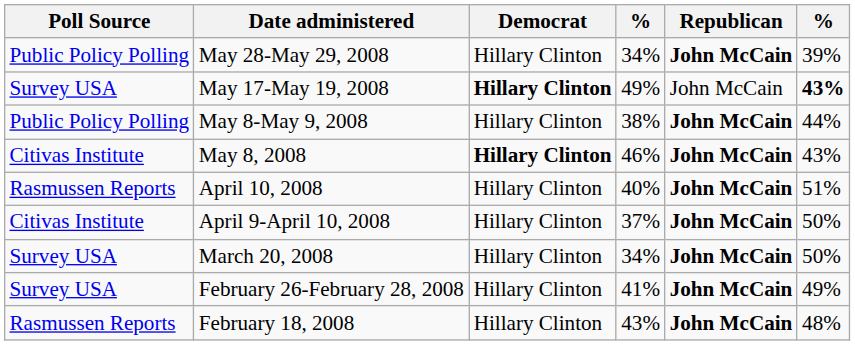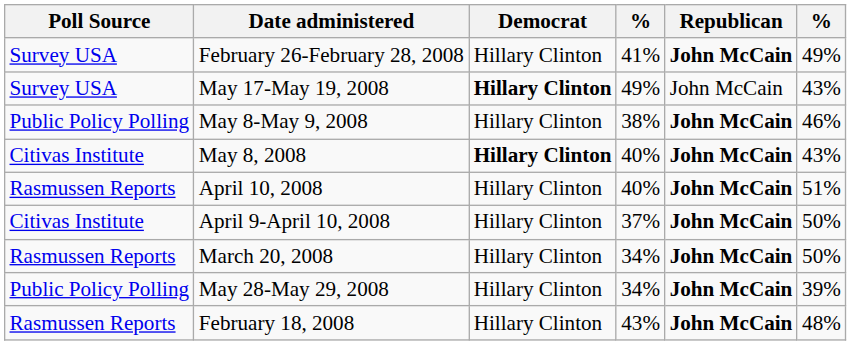rows swapped: (294, 54) <-> (331, 289)
(823, 88) bold -> (821, 88) normal
(821, 121) 44% -> (821, 121) 46%
(641, 155) 46% -> (641, 155) 40%
(63, 255) Survey USA -> (93, 255) Rasmussen Reports
